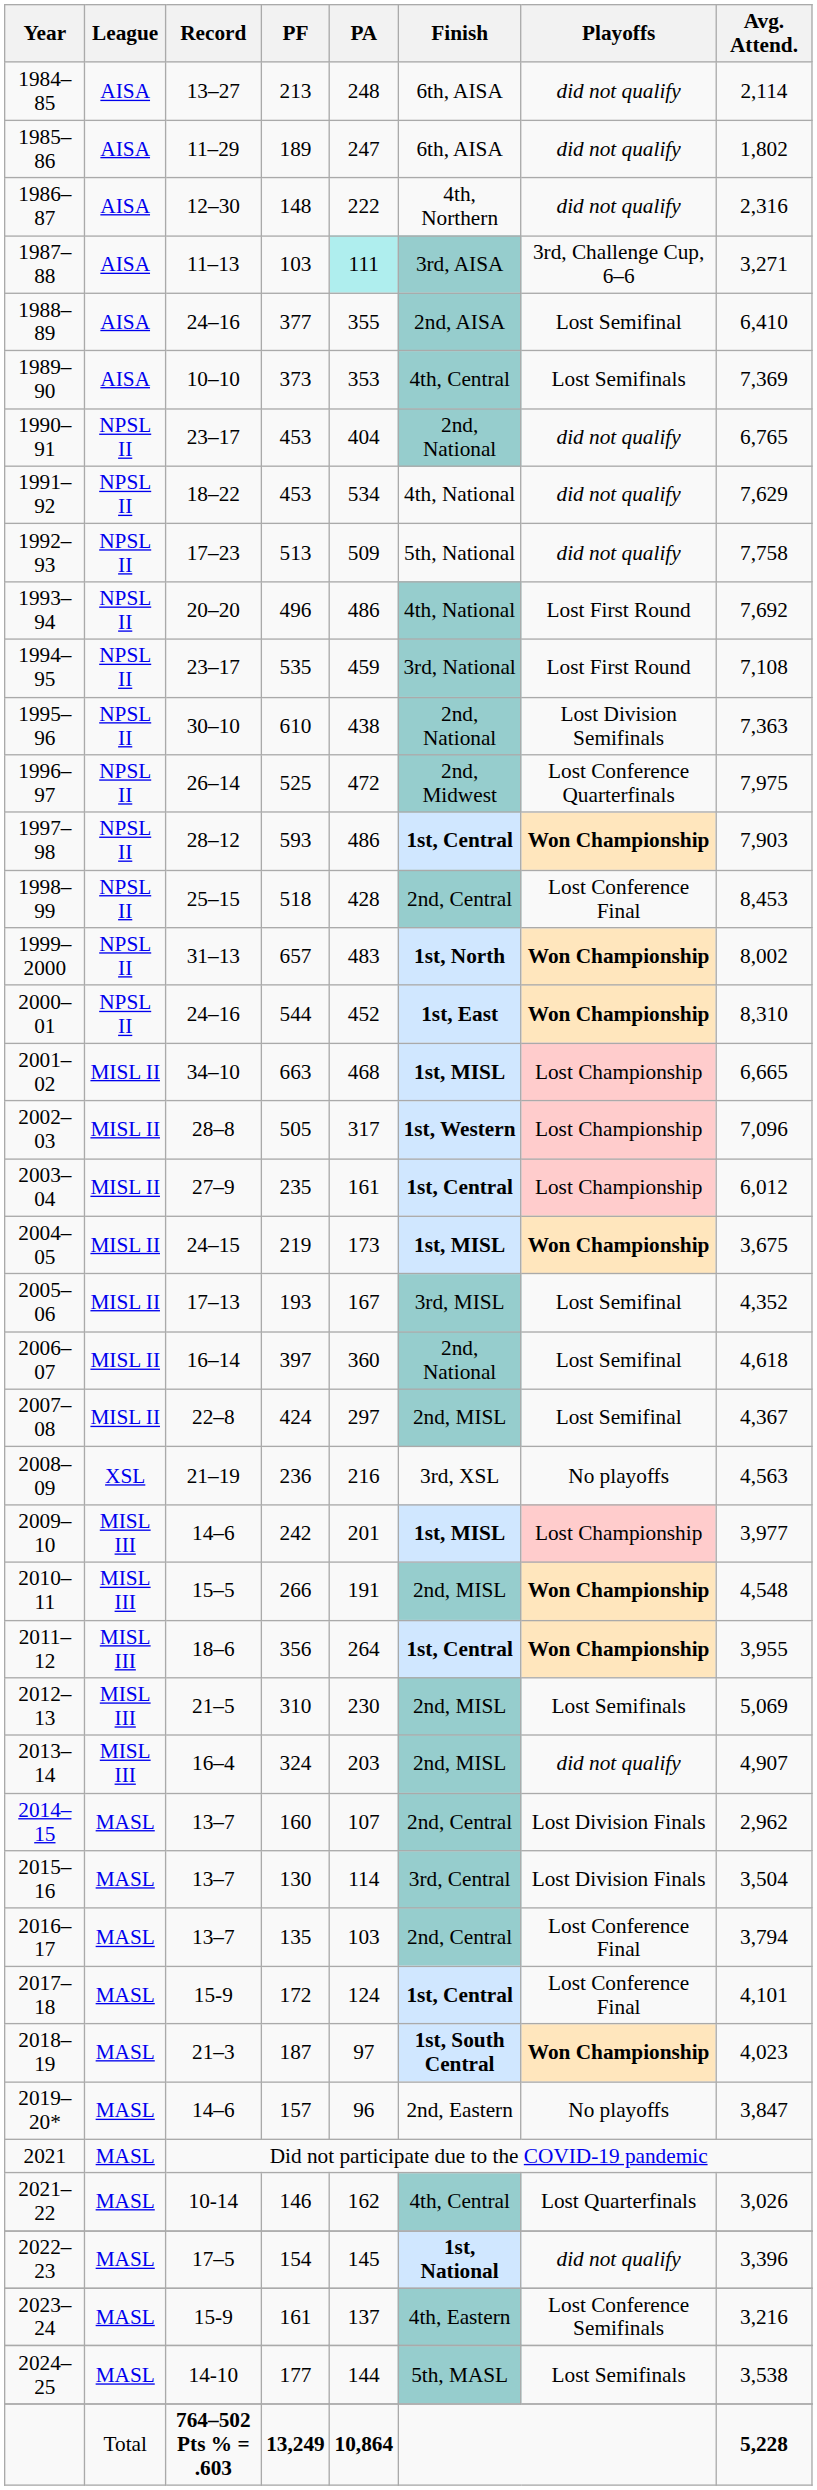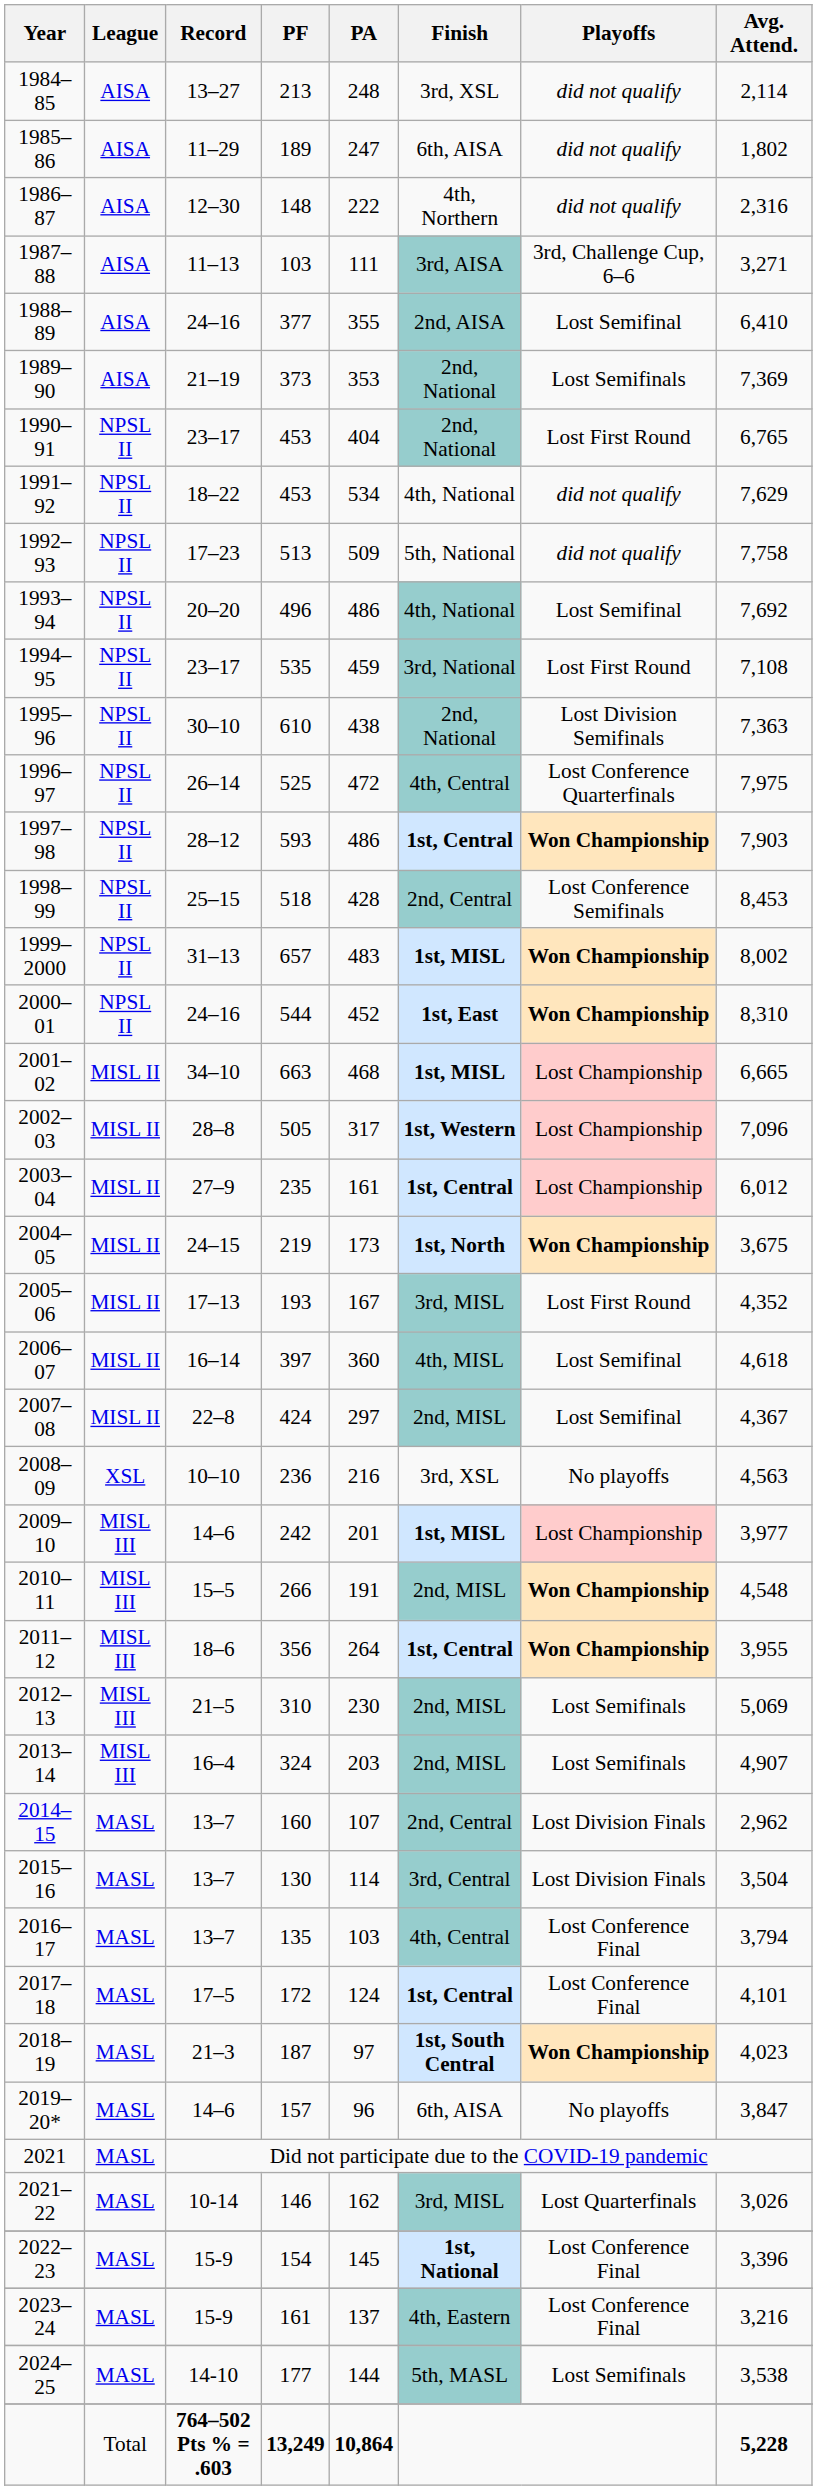(460, 91) 6th, AISA -> (460, 91) 3rd, XSL
(364, 264) paleturquoise background -> (364, 264) no background
(213, 379) 10–10 -> (213, 379) 21–19
(460, 379) 4th, Central -> (460, 379) 2nd, National
(619, 437) did not qualify -> (619, 437) Lost First Round
(619, 610) Lost First Round -> (619, 610) Lost Semifinal
(460, 783) 2nd, Midwest -> (460, 783) 4th, Central
(619, 898) Lost Conference Final -> (619, 898) Lost Conference Semifinals
(460, 956) 1st, North -> (460, 956) 1st, MISL
(460, 1244) 1st, MISL -> (460, 1244) 1st, North
(619, 1302) Lost Semifinal -> (619, 1302) Lost First Round
(460, 1360) 2nd, National -> (460, 1360) 4th, MISL
(213, 1475) 21–19 -> (213, 1475) 10–10
(619, 1764) did not qualify -> (619, 1764) Lost Semifinals
(460, 1937) 2nd, Central -> (460, 1937) 4th, Central
(213, 1994) 15-9 -> (213, 1994) 17–5
(460, 2110) 2nd, Eastern -> (460, 2110) 6th, AISA
(460, 2201) 4th, Central -> (460, 2201) 3rd, MISL
(213, 2259) 17–5 -> (213, 2259) 15-9
(619, 2259) did not qualify -> (619, 2259) Lost Conference Final
(619, 2316) Lost Conference Semifinals -> (619, 2316) Lost Conference Final
